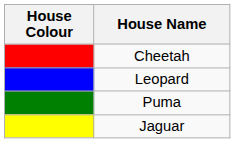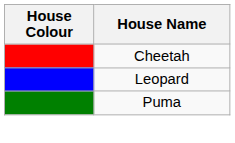- row: (162, 126)
